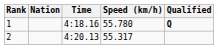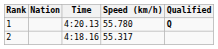(82, 25) 4:18.16 -> (82, 25) 4:20.13
(82, 38) 4:20.13 -> (82, 38) 4:18.16
